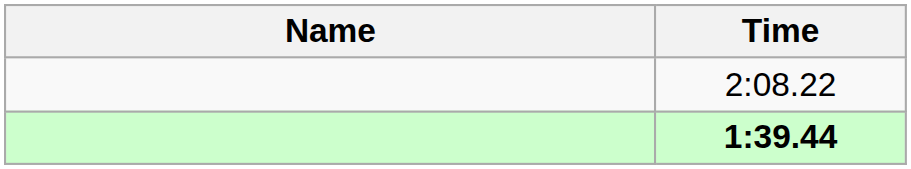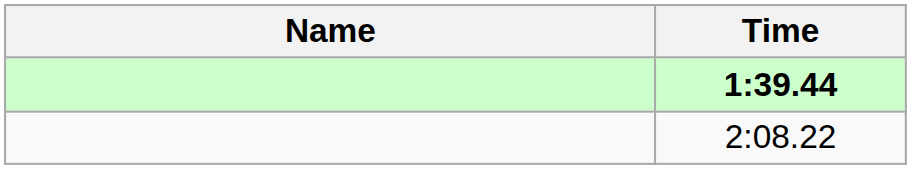rows swapped: (781, 137) <-> (781, 84)
